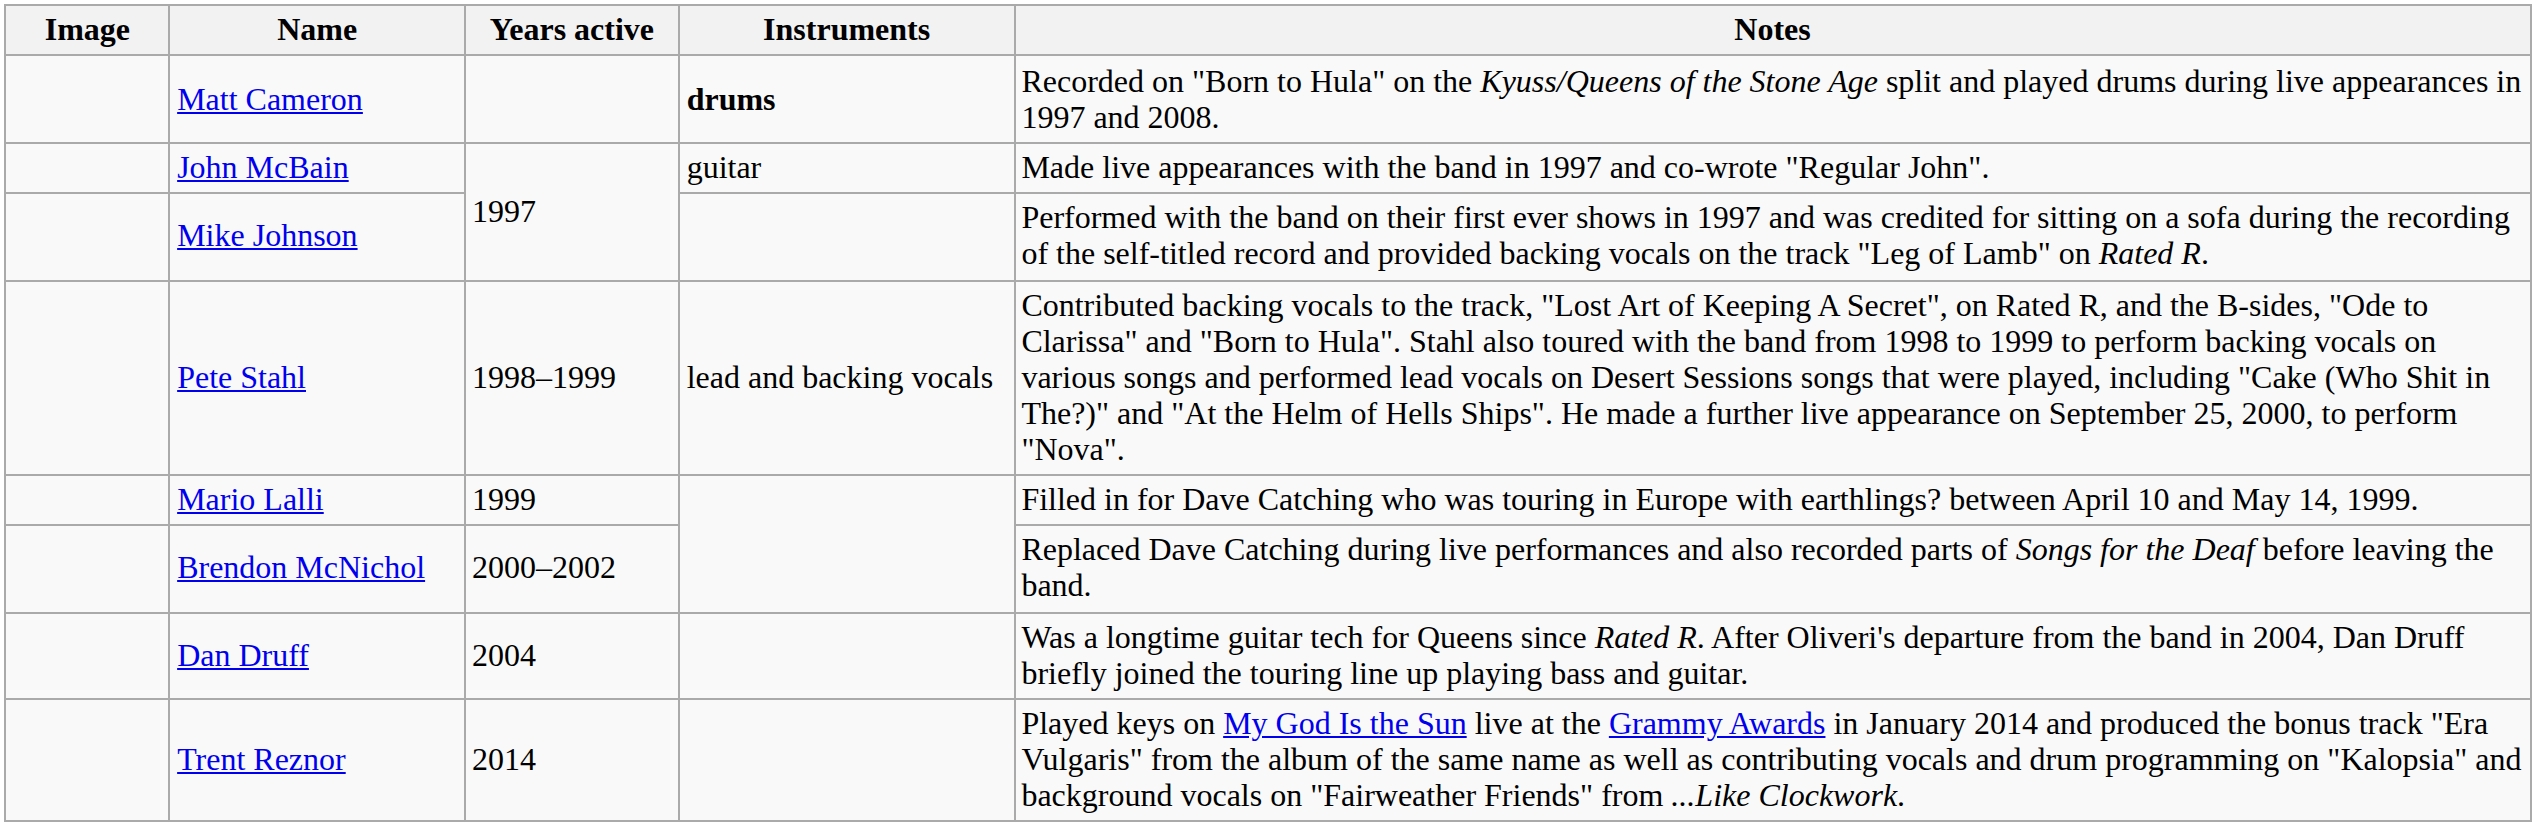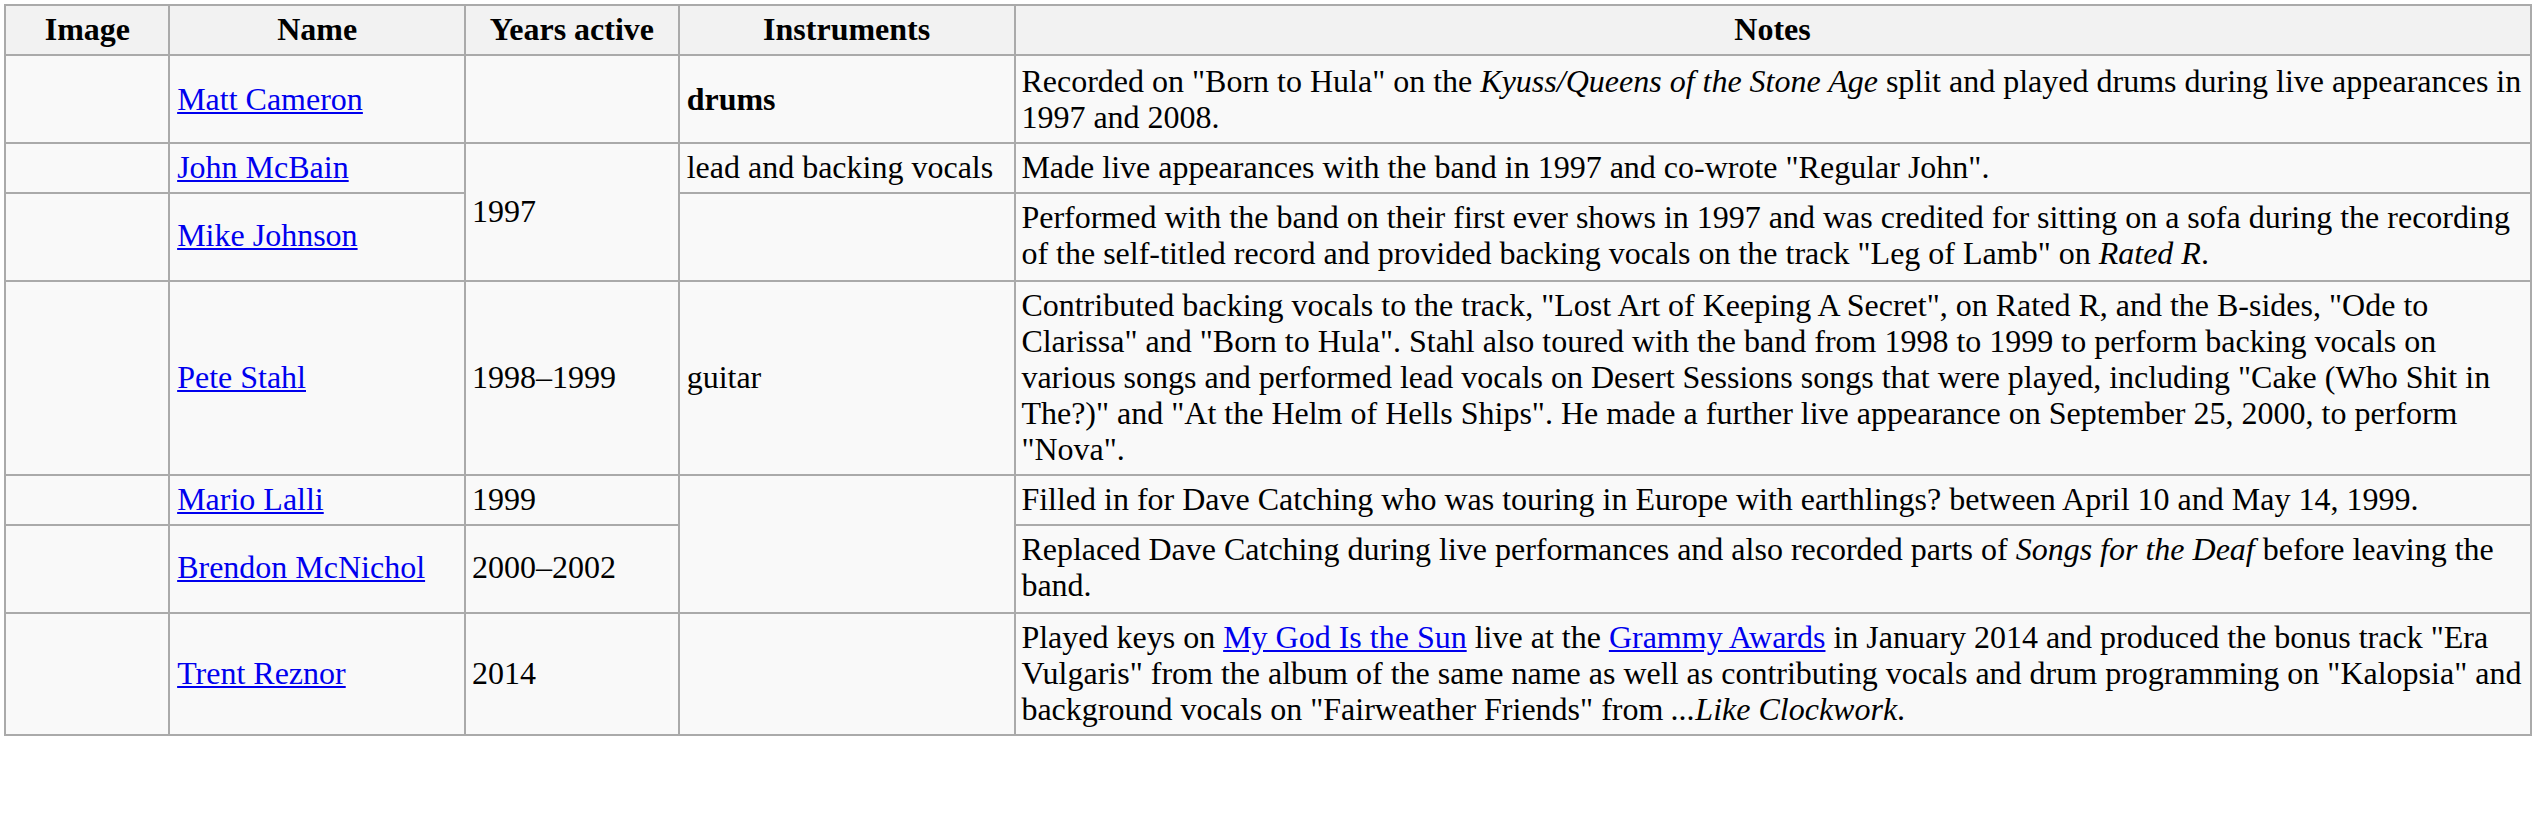(724, 167) guitar -> (840, 167) lead and backing vocals
(840, 376) lead and backing vocals -> (724, 376) guitar
- row: (243, 655)
